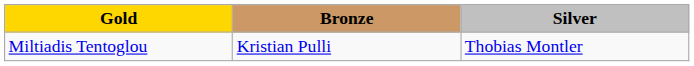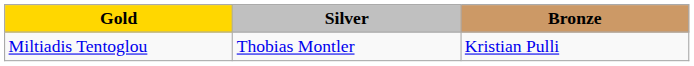columns swapped: (575, 18) <-> (347, 18)
